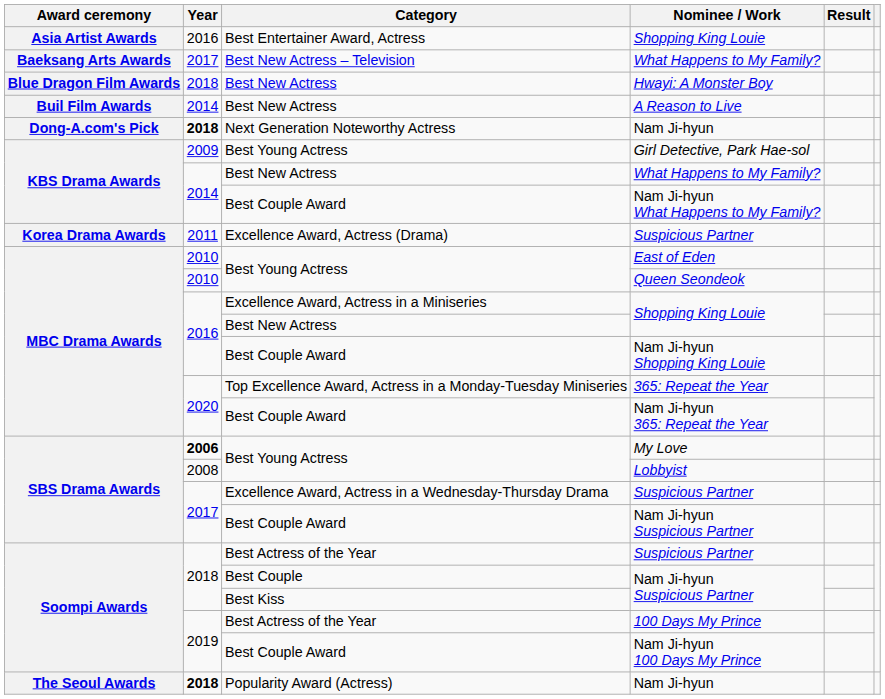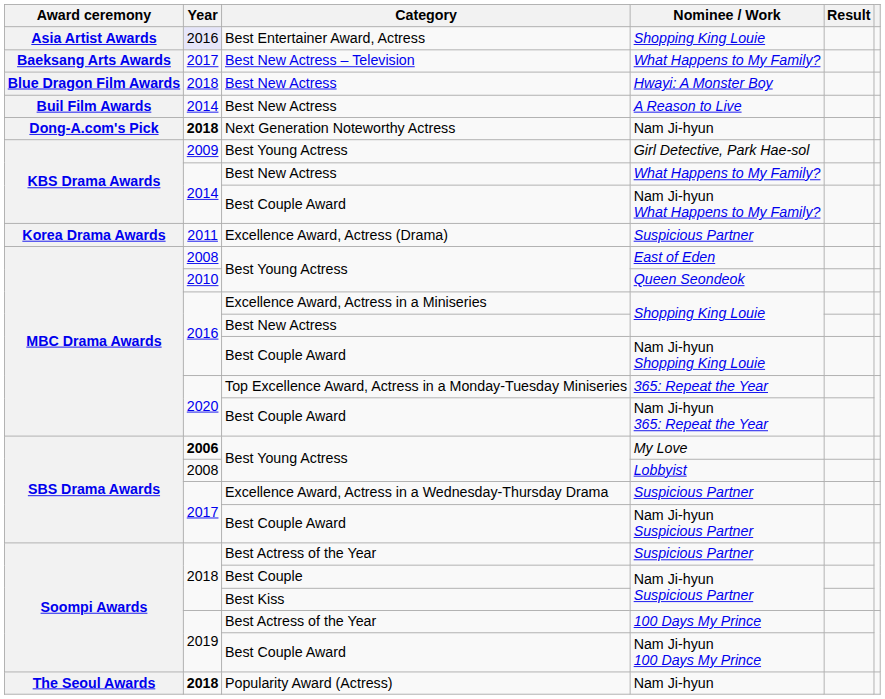(203, 38) no background -> (203, 38) lavender background
(203, 257) 2010 -> (203, 257) 2008
